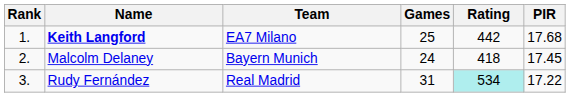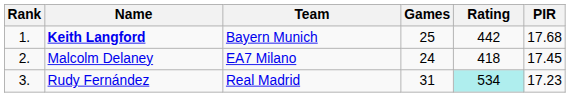(261, 37) EA7 Milano -> (272, 37) Bayern Munich
(272, 59) Bayern Munich -> (261, 59) EA7 Milano
(545, 80) 17.22 -> (545, 80) 17.23
